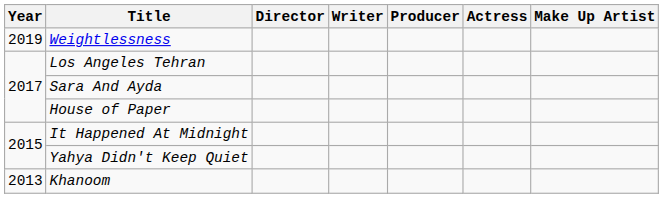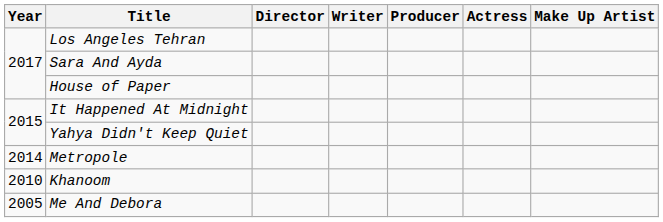- row: (110, 40)
+ row: (88, 157)
(25, 181) 2013 -> (25, 181) 2010
+ row: (106, 204)
